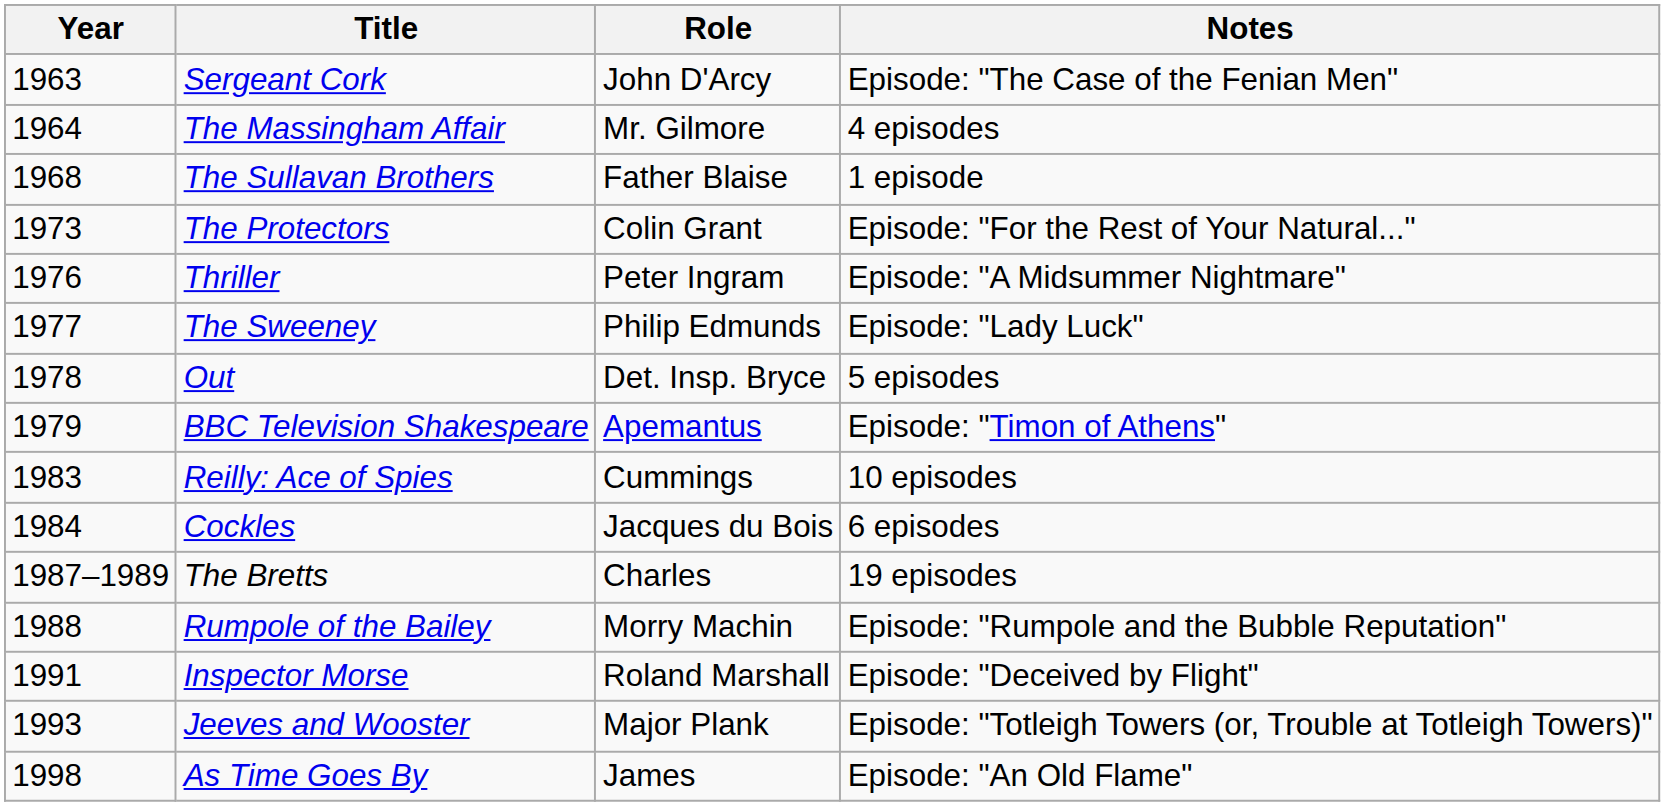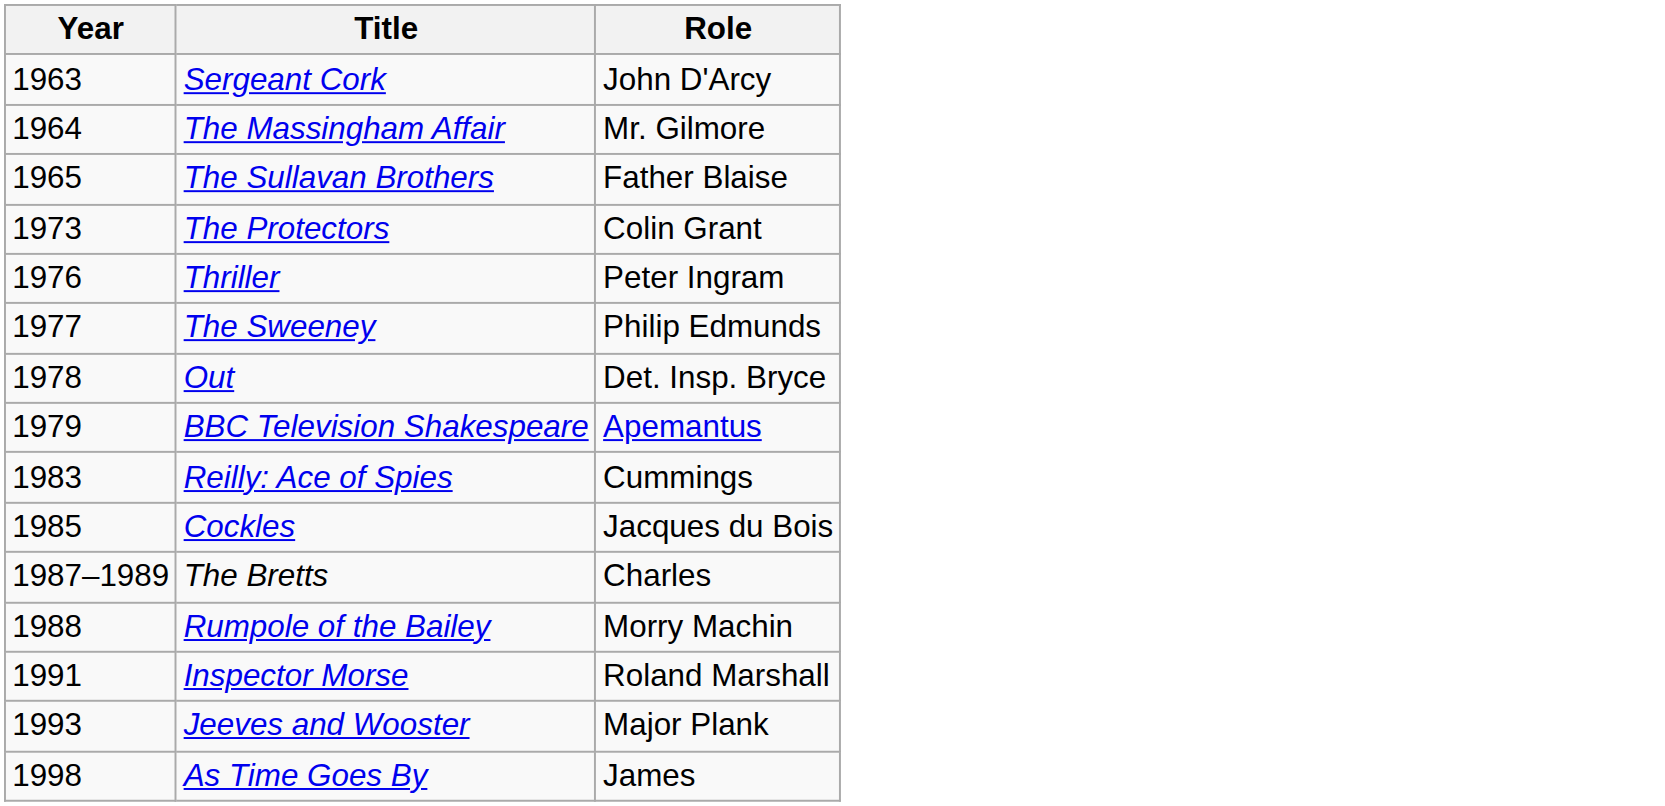- column: (1250, 29)
(47, 178) 1968 -> (47, 178) 1965
(47, 526) 1984 -> (47, 526) 1985
